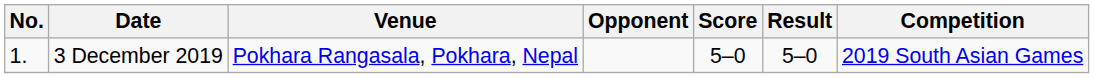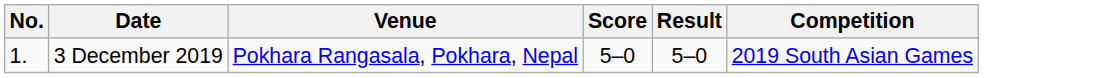- column: (638, 21)
